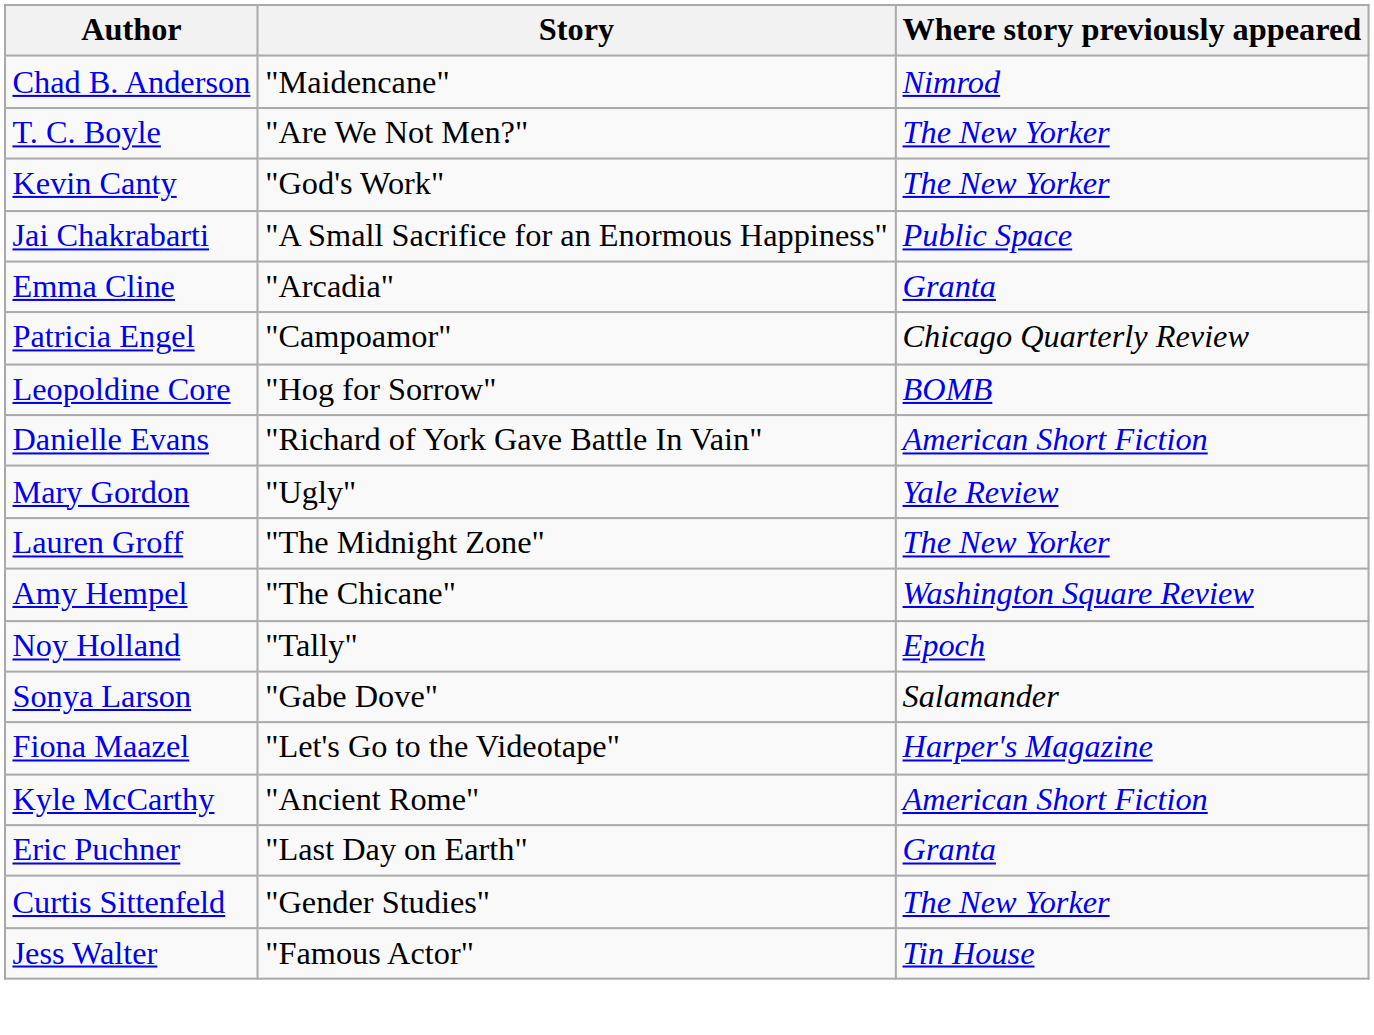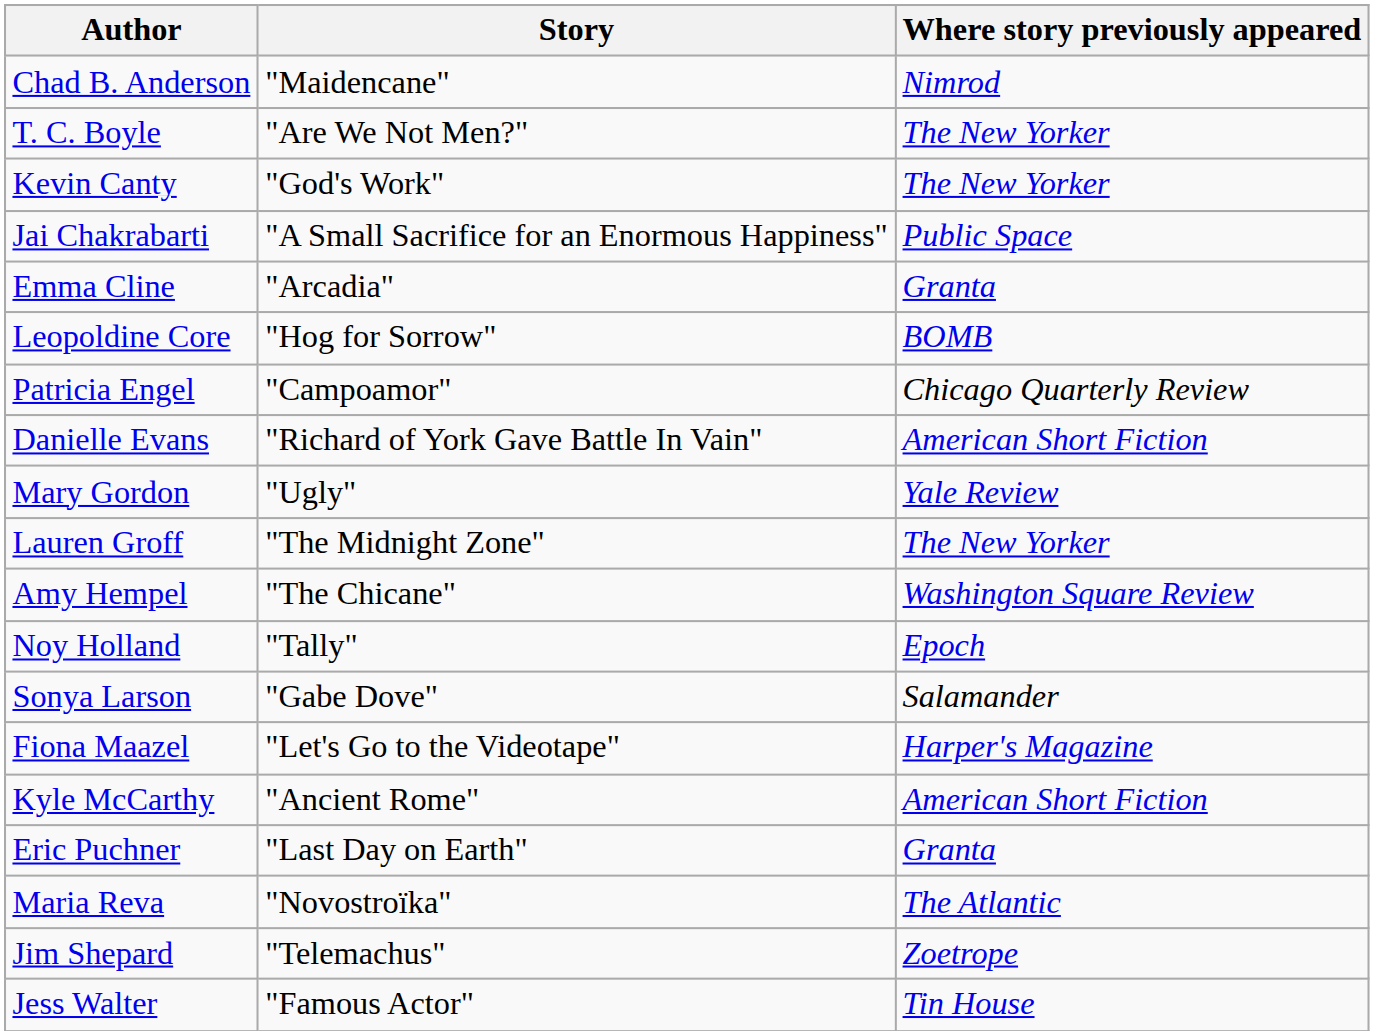rows swapped: (122, 388) <-> (104, 337)
+ row: (88, 901)
+ row: (93, 952)
- row: (119, 901)
